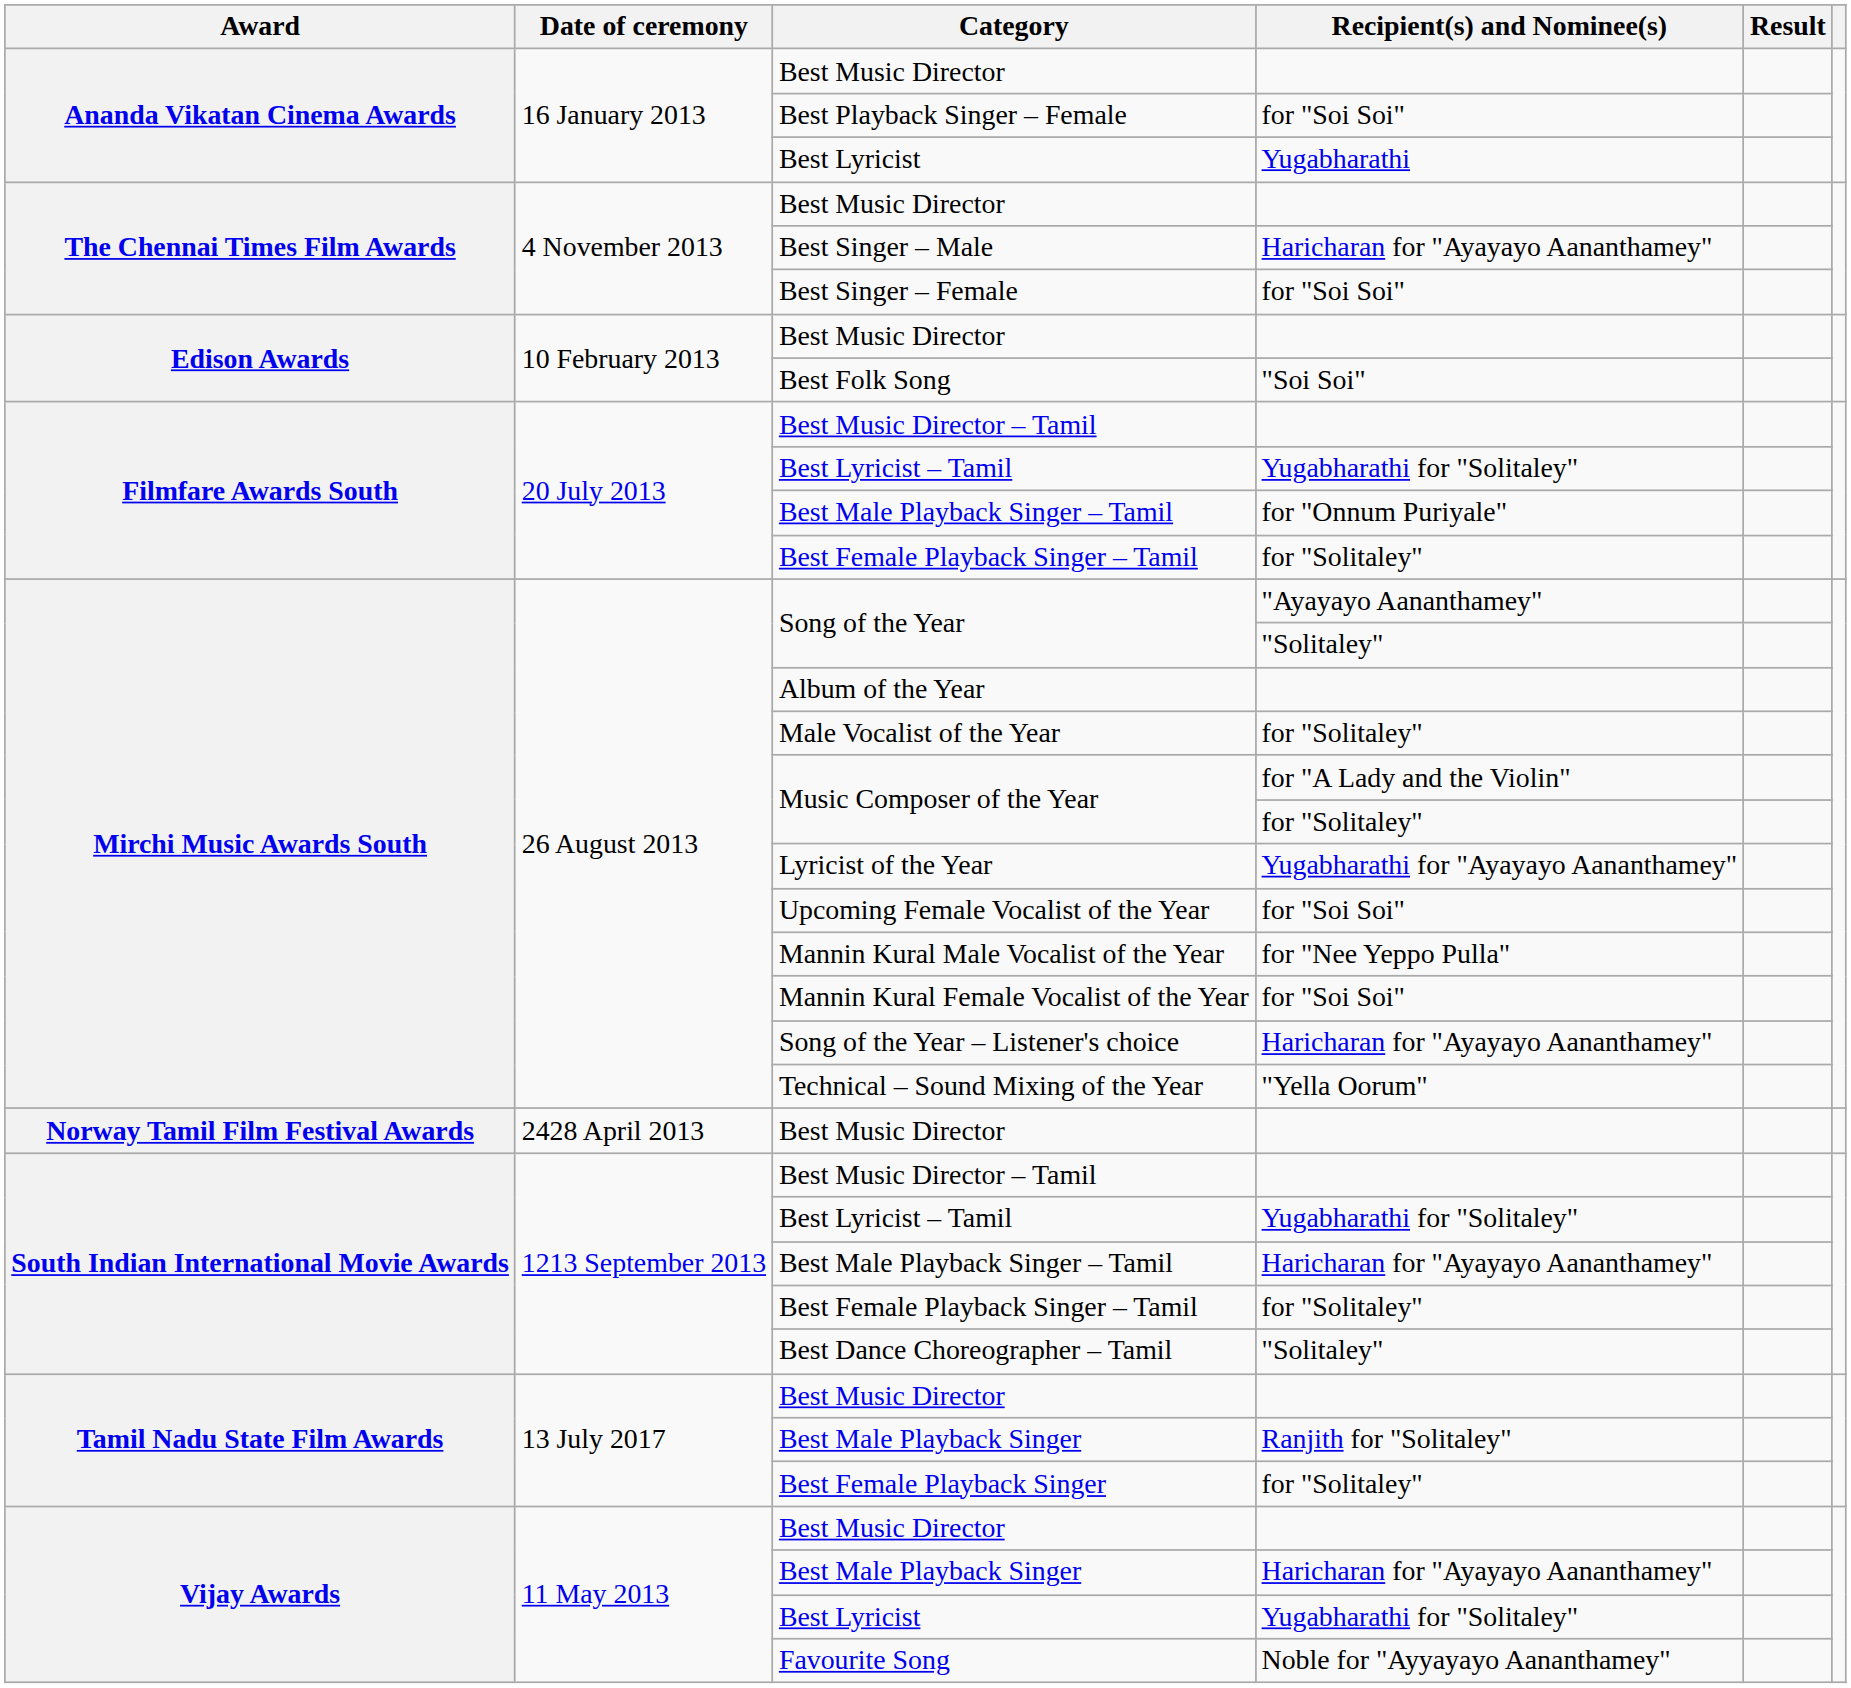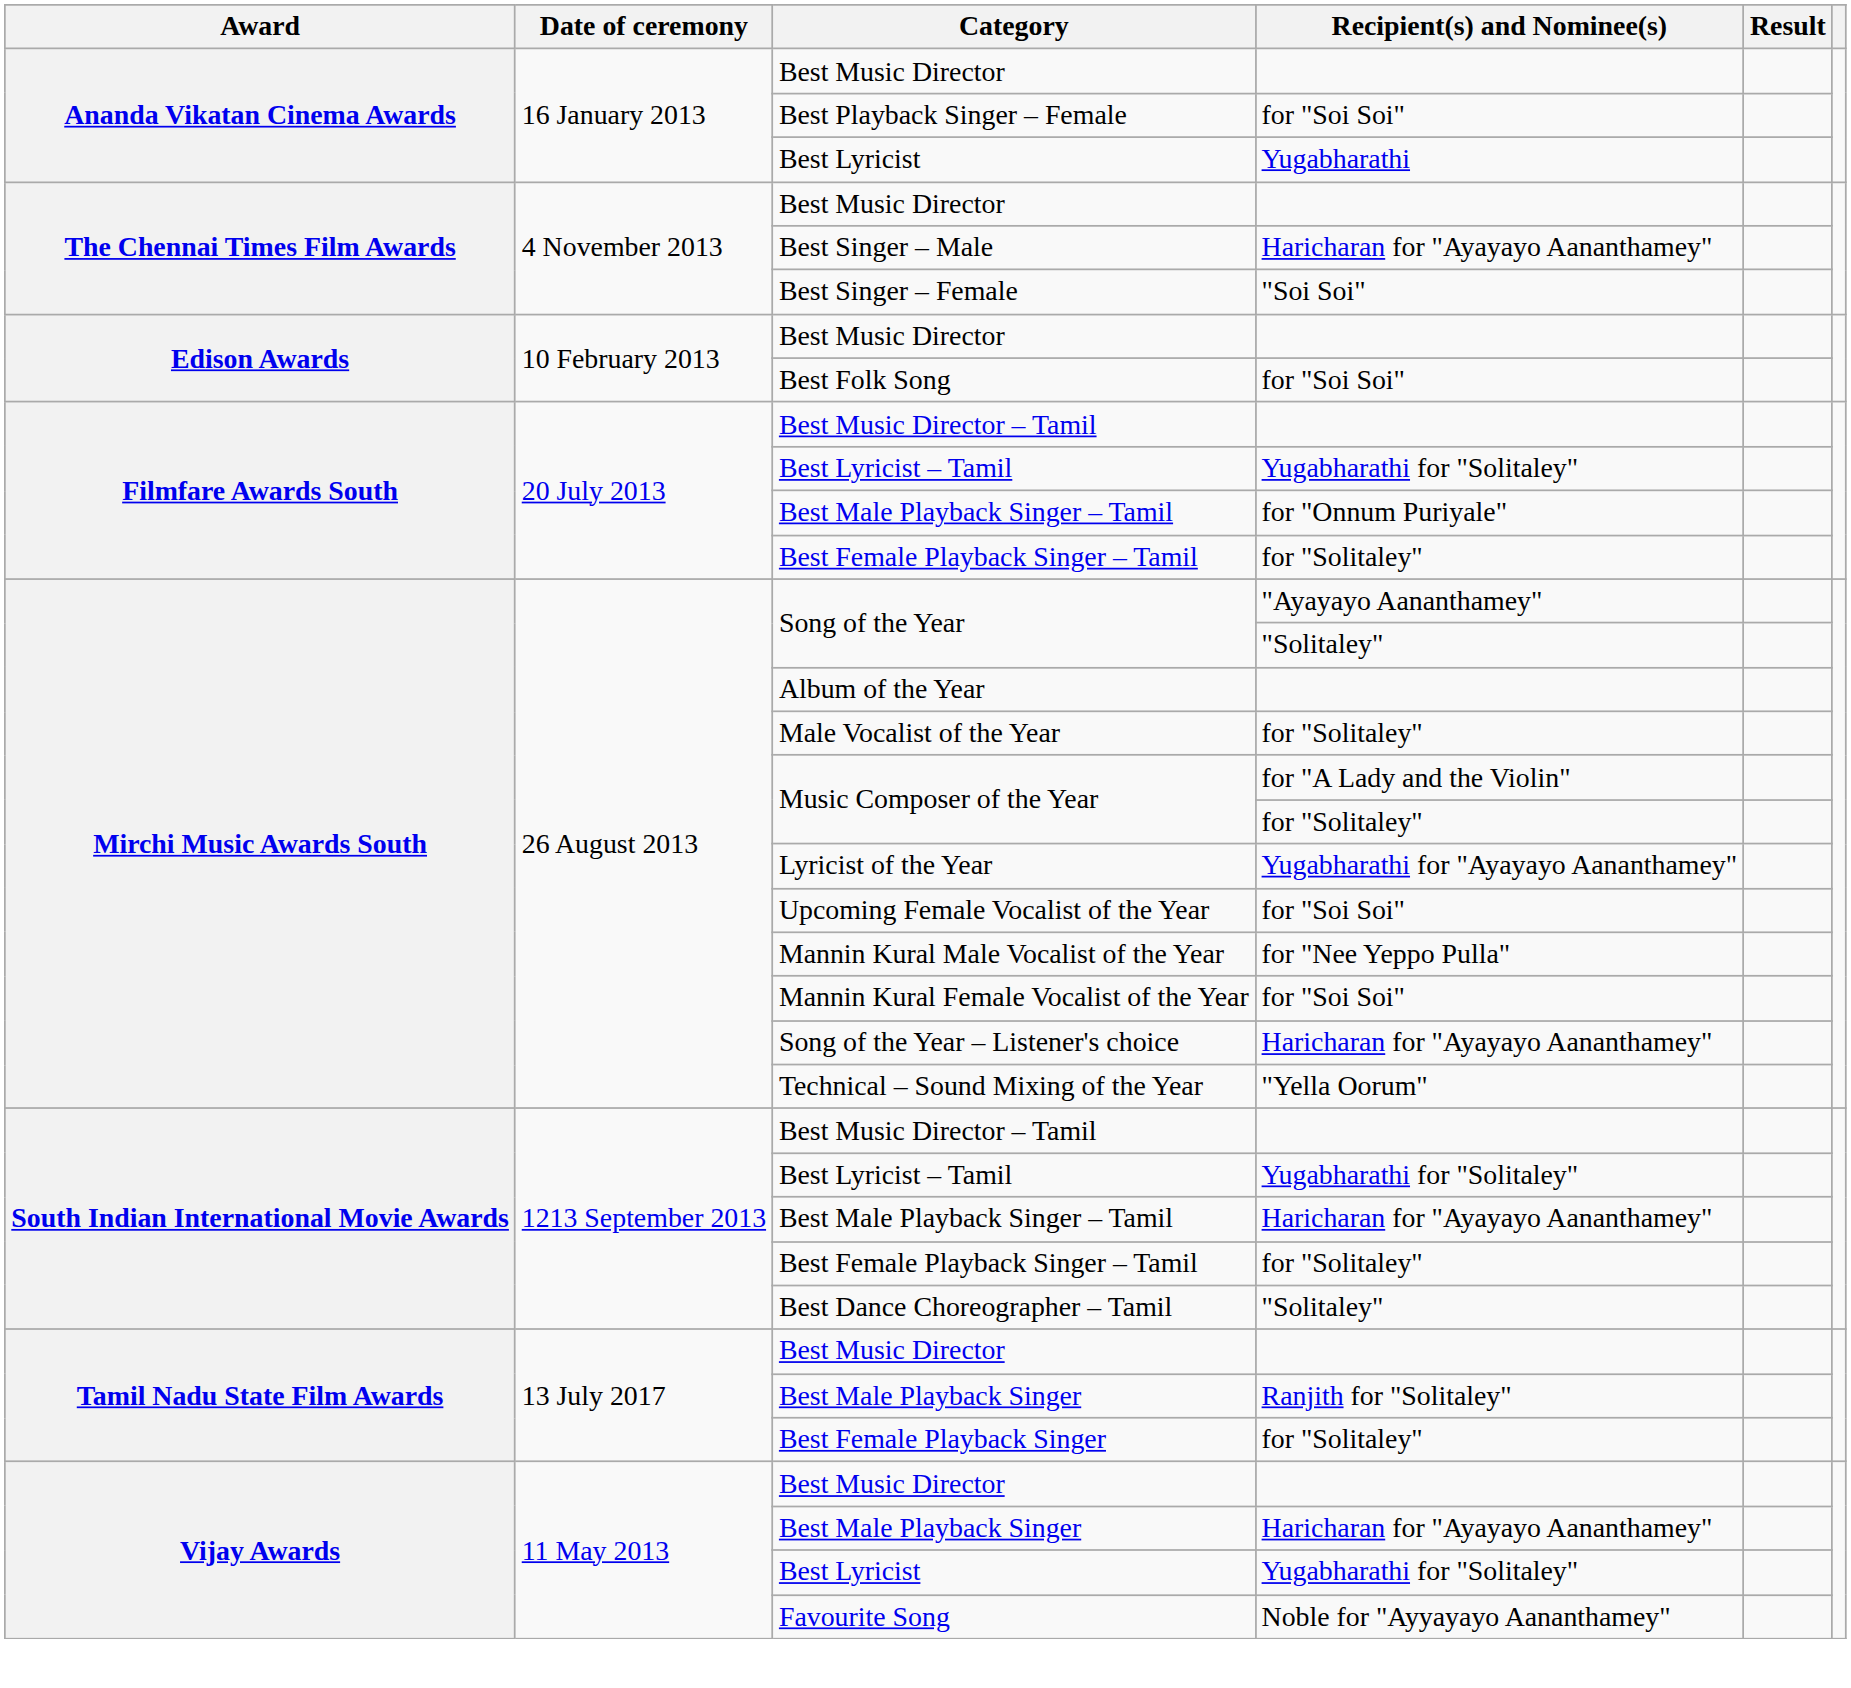(1333, 291) for "Soi Soi" -> (1314, 291) "Soi Soi"
(1314, 379) "Soi Soi" -> (1333, 379) for "Soi Soi"
- row: (260, 1130)
